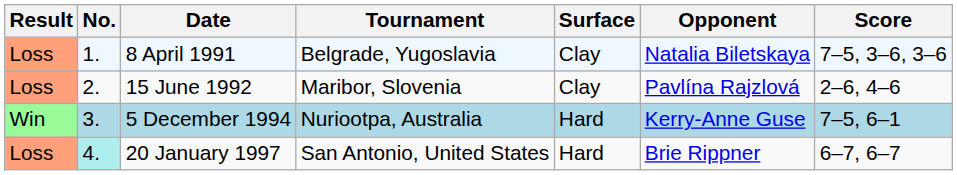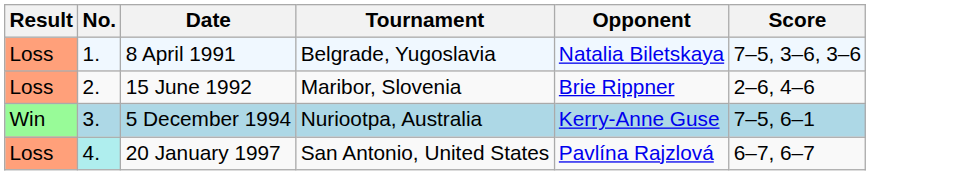- column: (597, 20)
(722, 86) Pavlína Rajzlová -> (617, 86) Brie Rippner
(703, 152) Brie Rippner -> (636, 152) Pavlína Rajzlová
